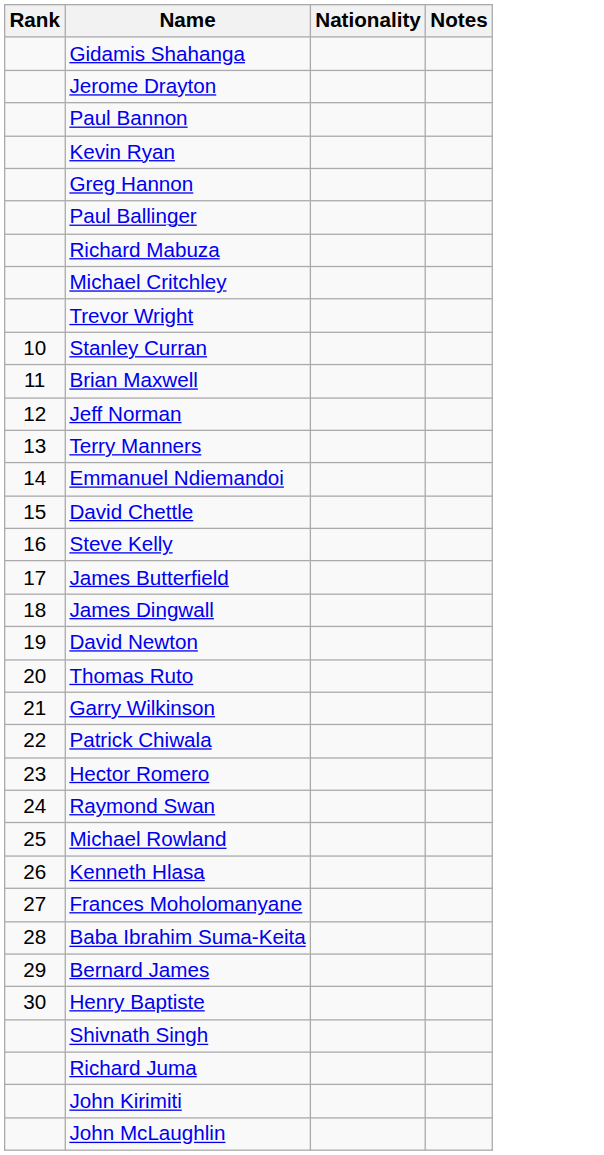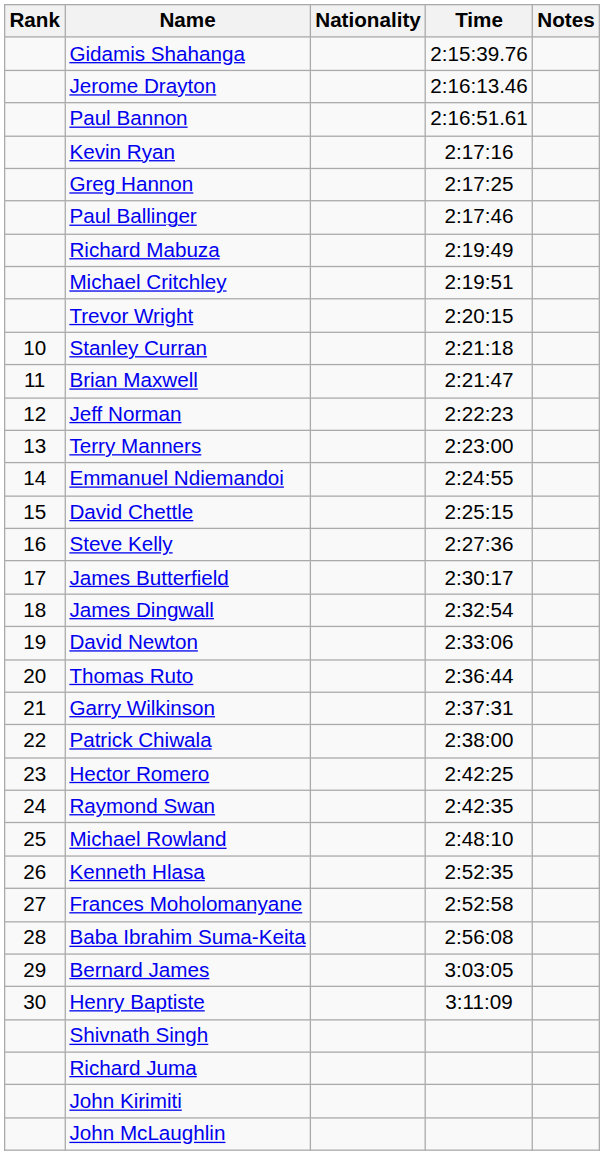+ column: (479, 20)
